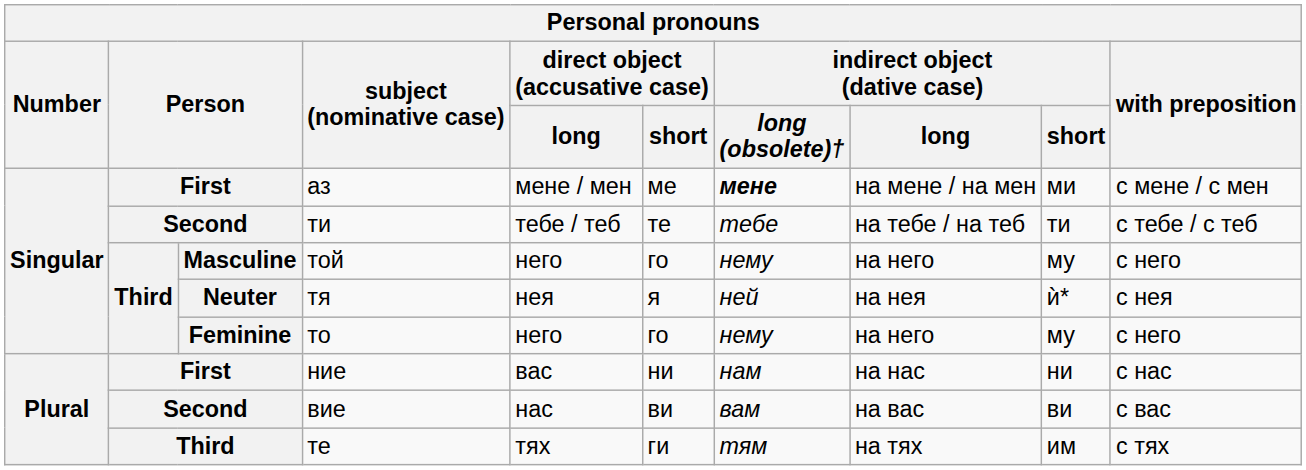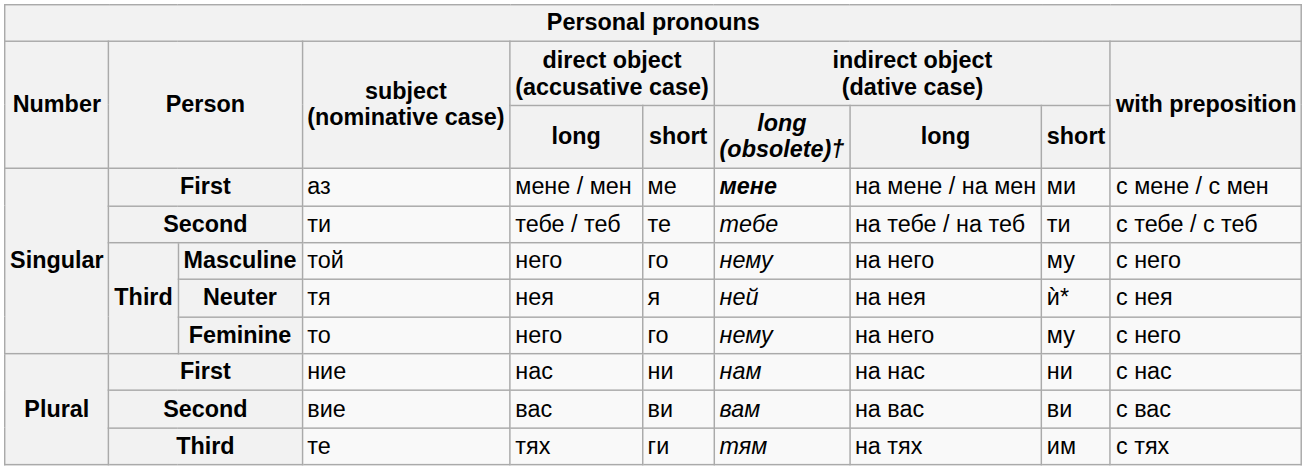(534, 371) вас -> (534, 371) нас
(534, 409) нас -> (534, 409) вас
